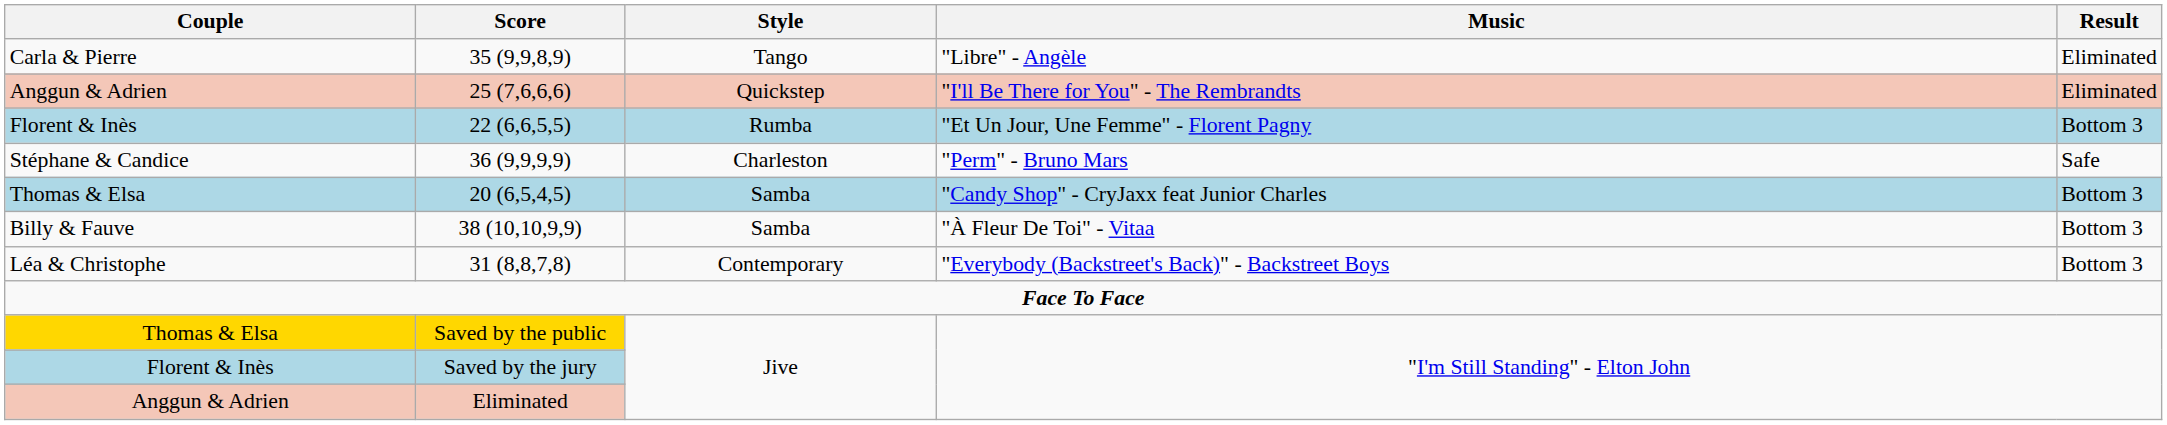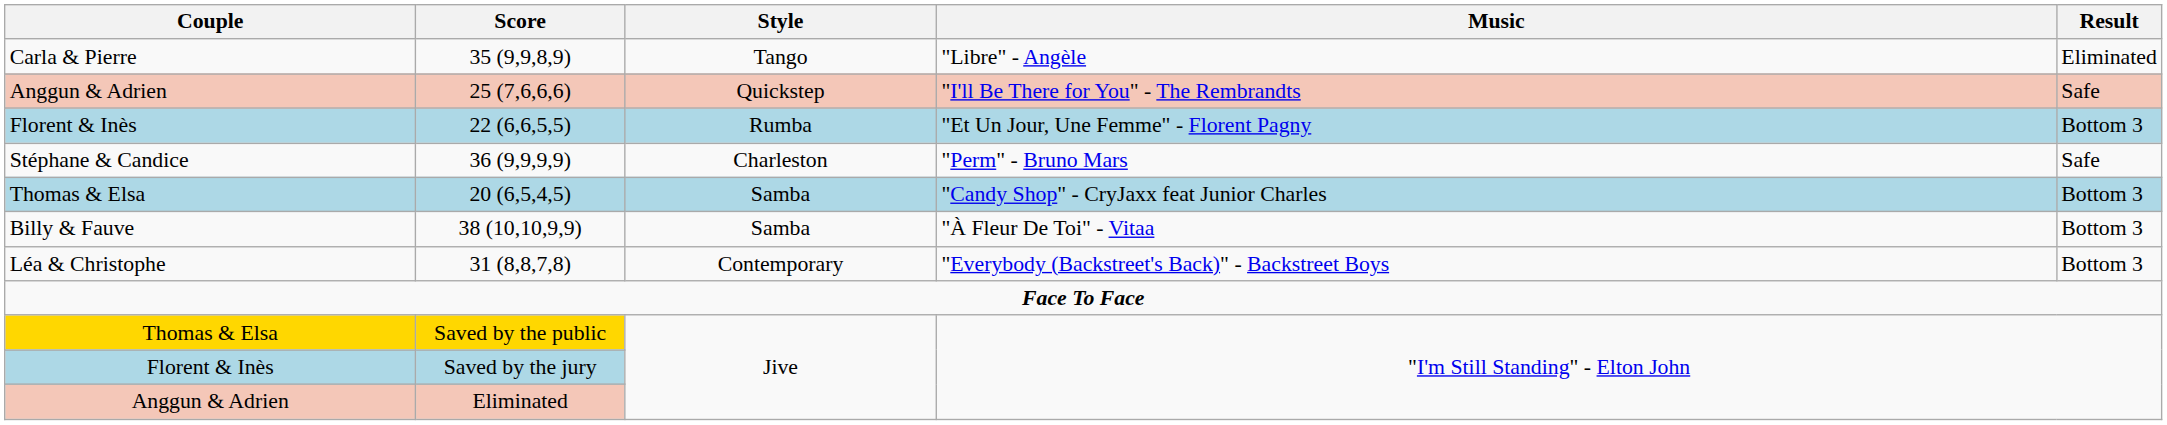(2109, 90) Eliminated -> (2081, 90) Safe
